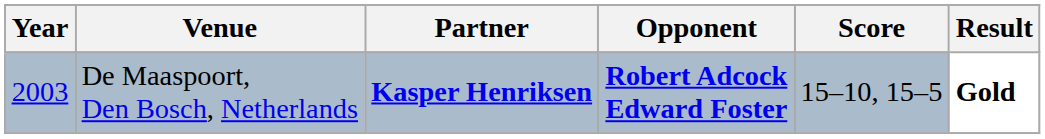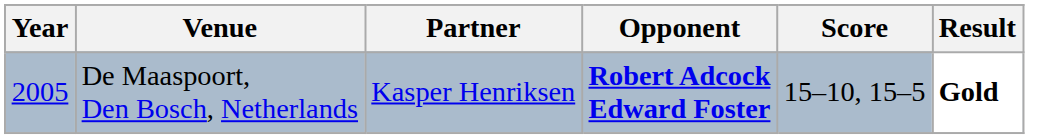(40, 91) 2003 -> (40, 91) 2005
(482, 91) bold -> (473, 91) normal
